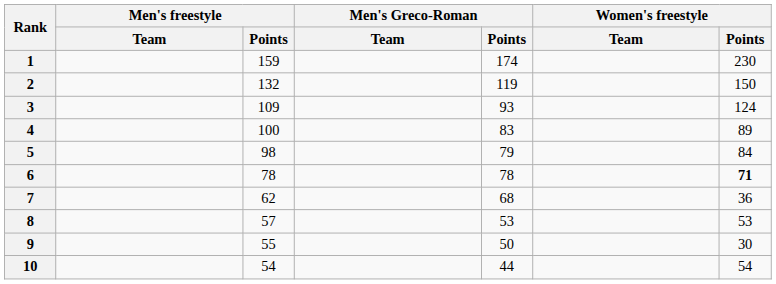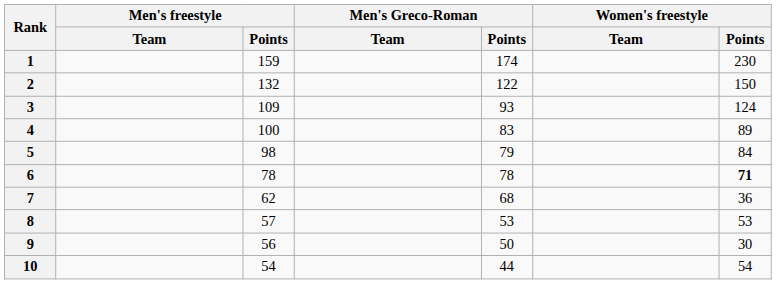(507, 84) 119 -> (507, 84) 122
(269, 244) 55 -> (269, 244) 56
